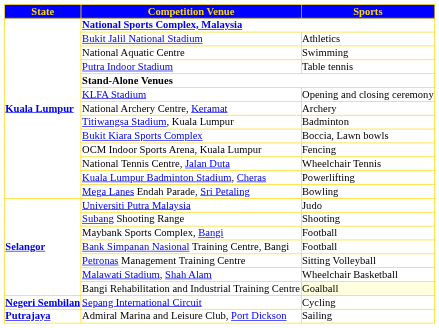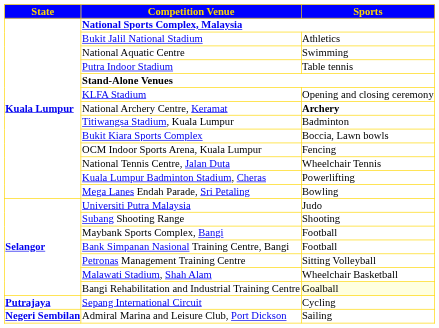(319, 108) normal -> (321, 108) bold
(43, 302) Negeri Sembilan -> (28, 302) Putrajaya
(28, 316) Putrajaya -> (43, 316) Negeri Sembilan
